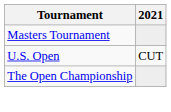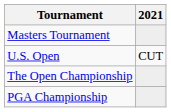+ row: (57, 97)
